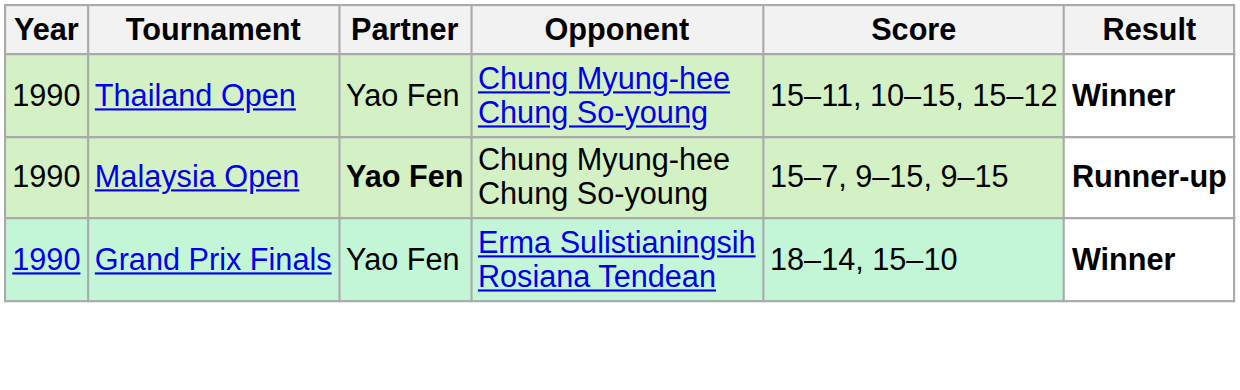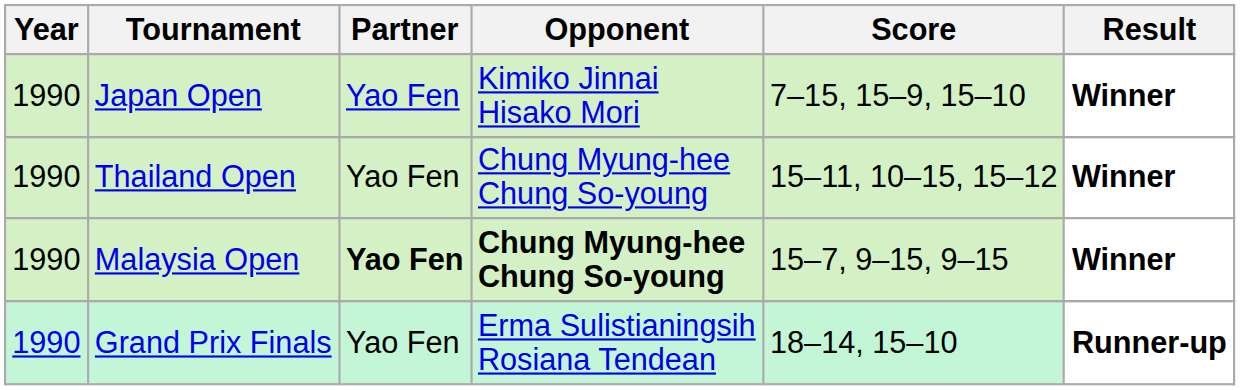+ row: (178, 95)
(604, 178) normal -> (612, 260) bold
(1149, 178) Runner-up -> (1124, 260) Winner
(1124, 260) Winner -> (1149, 343) Runner-up
